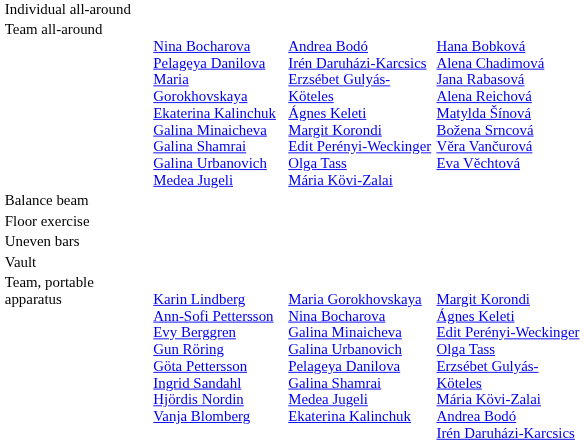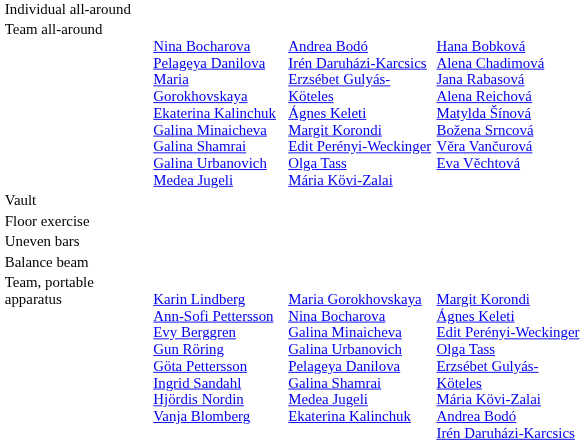rows swapped: (47, 200) <-> (20, 262)
